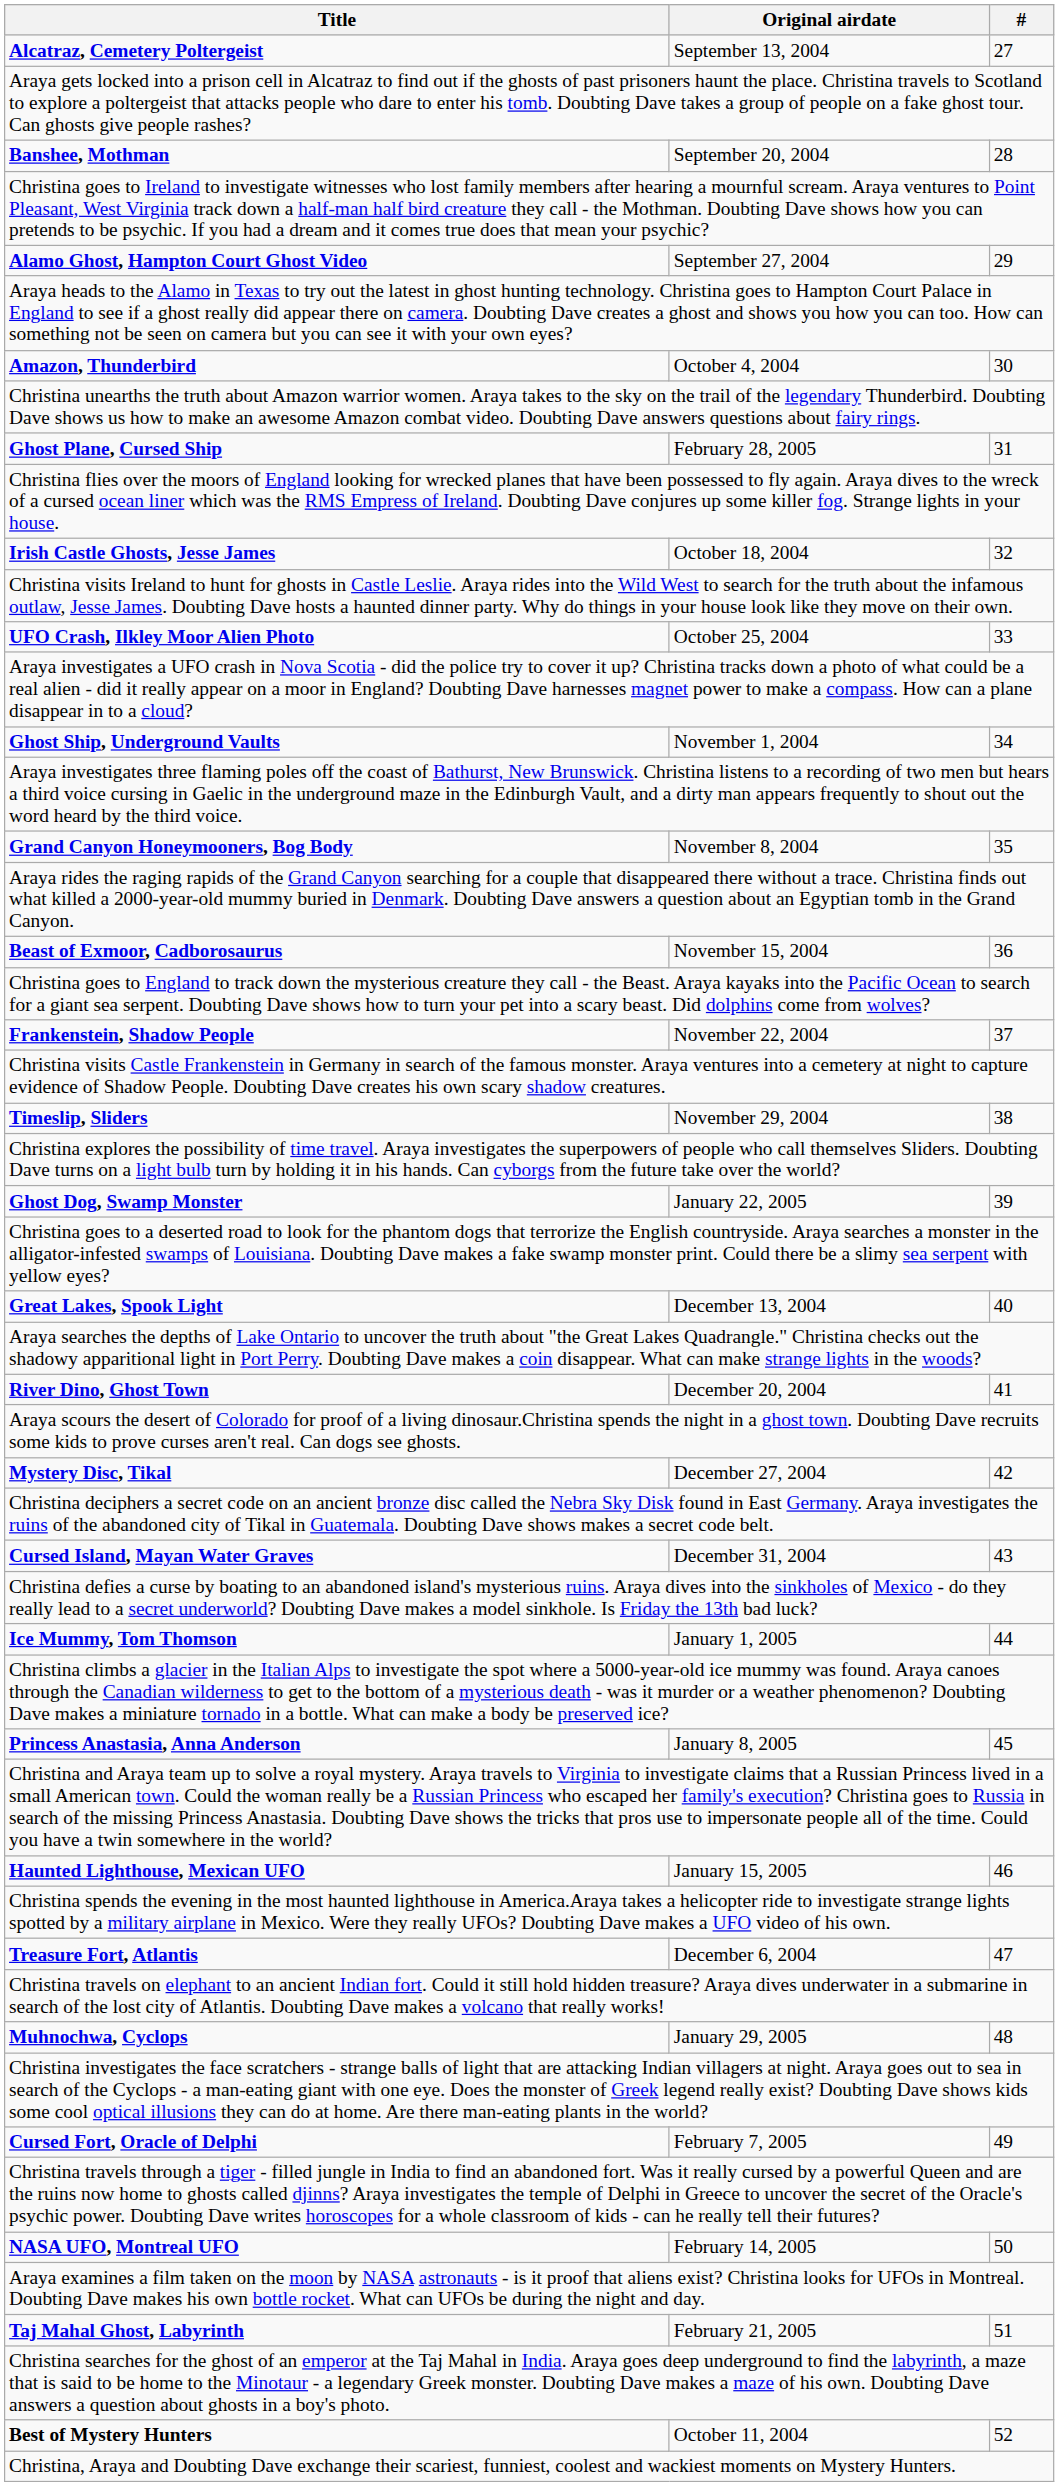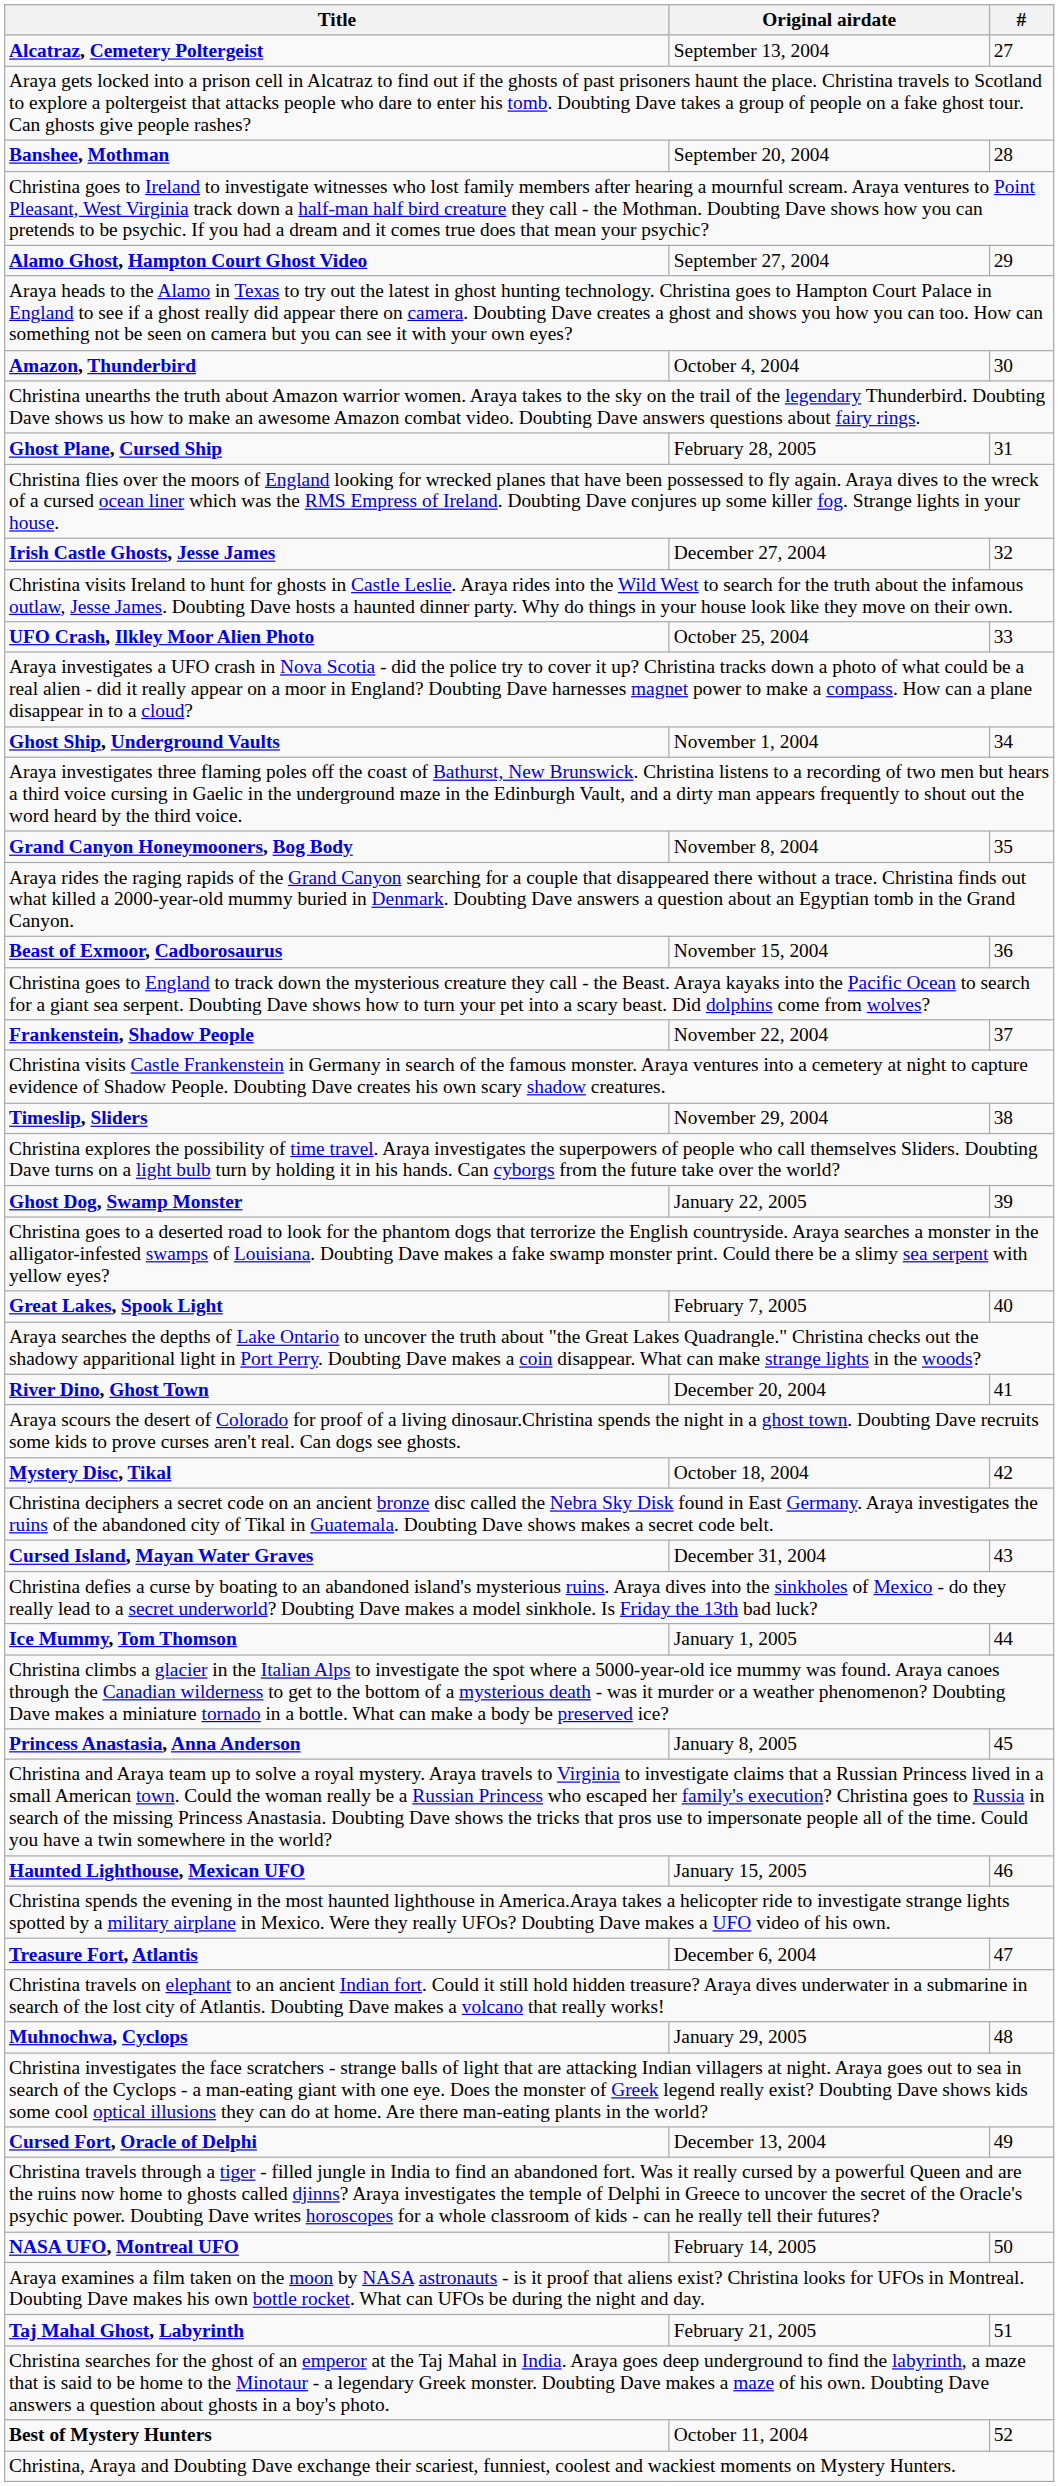(741, 553) October 18, 2004 -> (750, 553) December 27, 2004
(750, 1306) December 13, 2004 -> (740, 1306) February 7, 2005
(750, 1472) December 27, 2004 -> (741, 1472) October 18, 2004
(740, 2142) February 7, 2005 -> (750, 2142) December 13, 2004
